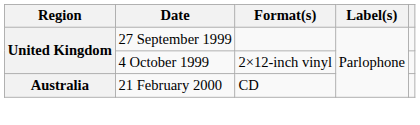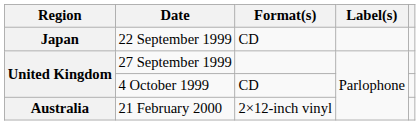+ row: (175, 39)
(285, 62) 2×12-inch vinyl -> (249, 85) CD
(249, 85) CD -> (285, 108) 2×12-inch vinyl
